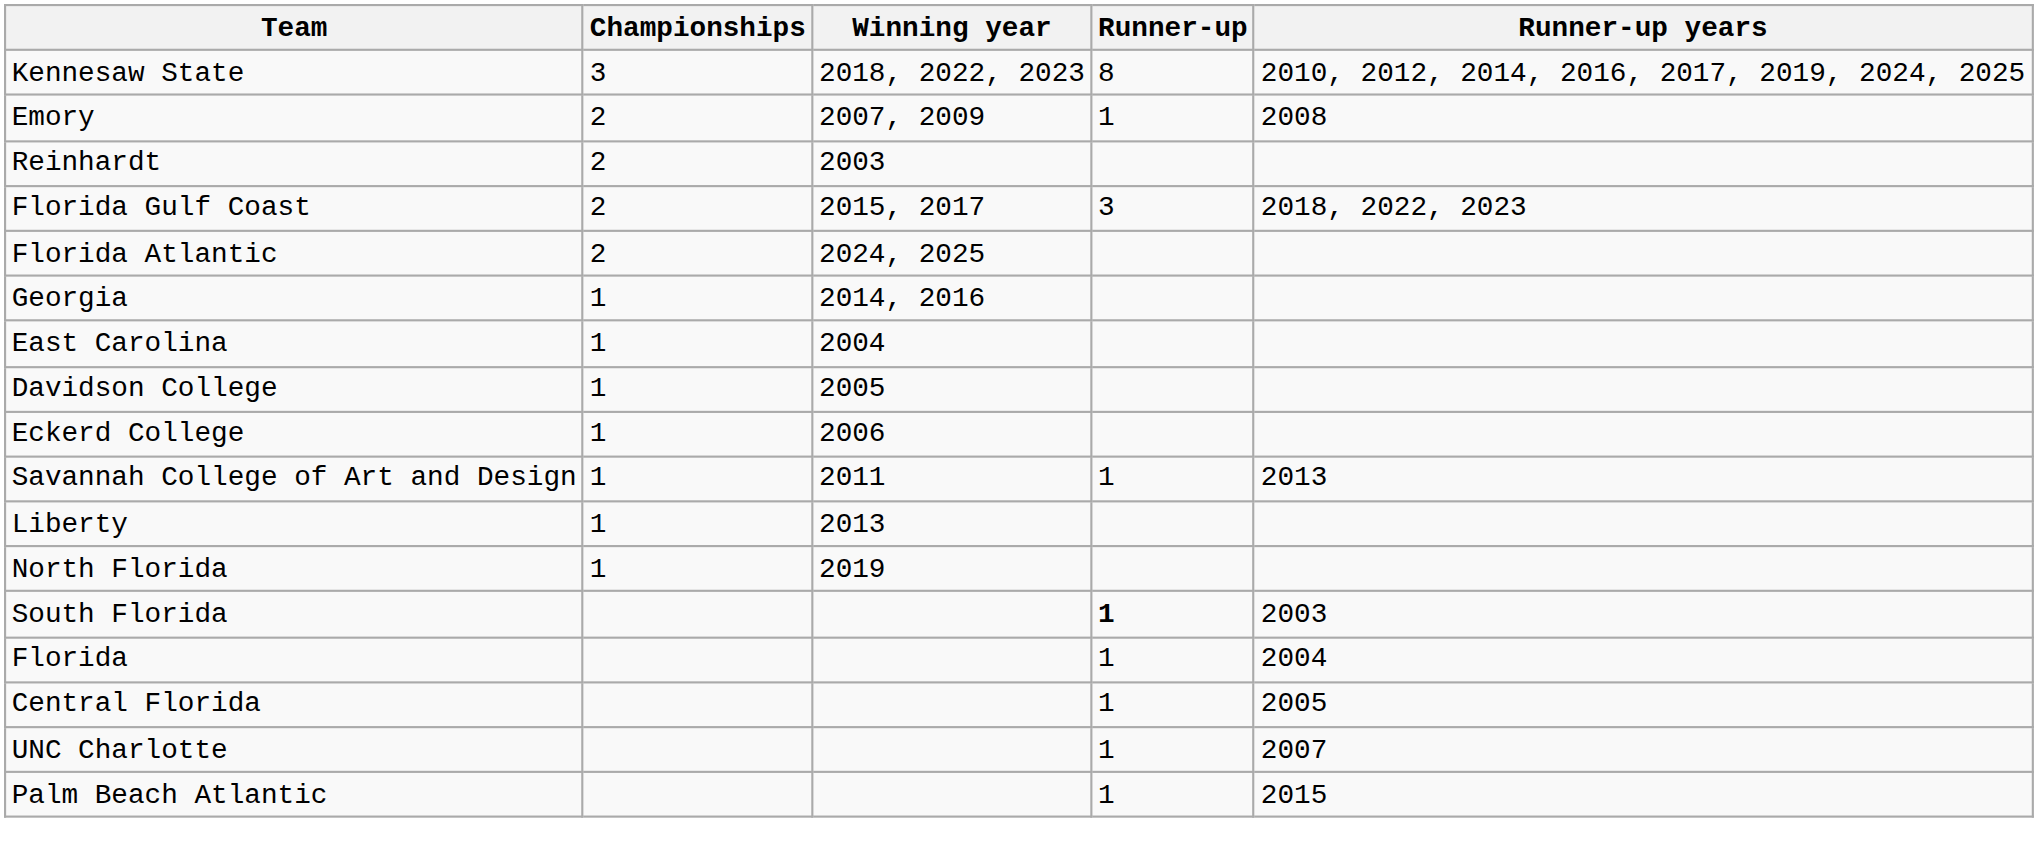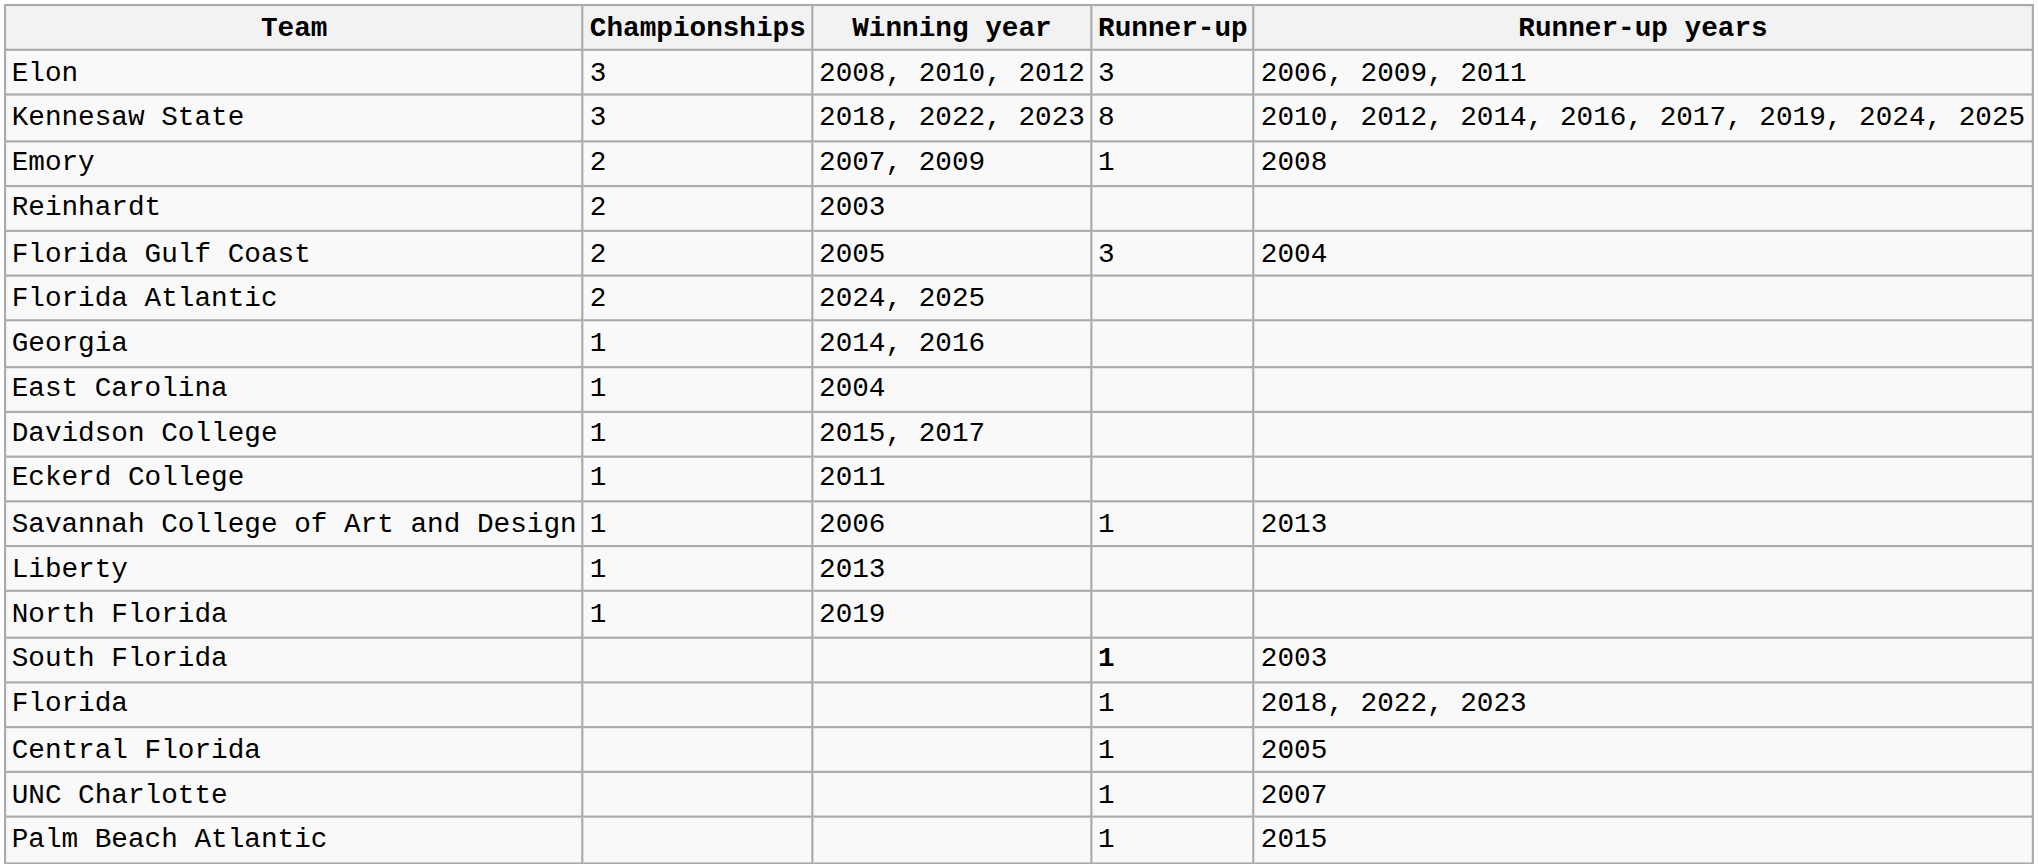+ row: (45, 73)
(902, 208) 2015, 2017 -> (852, 253) 2005
(1394, 208) 2018, 2022, 2023 -> (1294, 253) 2004
(852, 389) 2005 -> (902, 434) 2015, 2017
(852, 434) 2006 -> (852, 479) 2011
(852, 479) 2011 -> (852, 524) 2006
(1294, 659) 2004 -> (1394, 705) 2018, 2022, 2023
